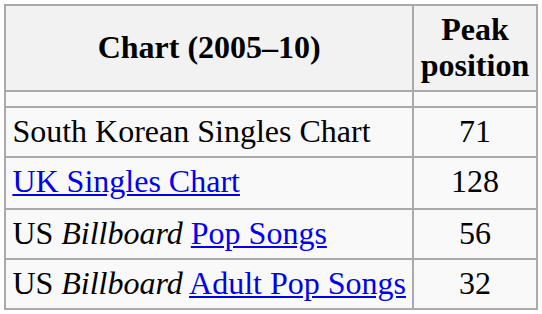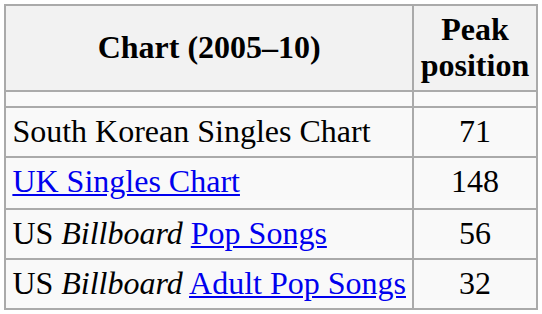(475, 182) 128 -> (475, 182) 148
